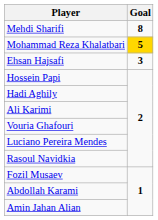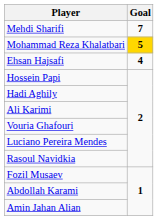(140, 28) 8 -> (140, 28) 7
(140, 61) 3 -> (140, 61) 4
